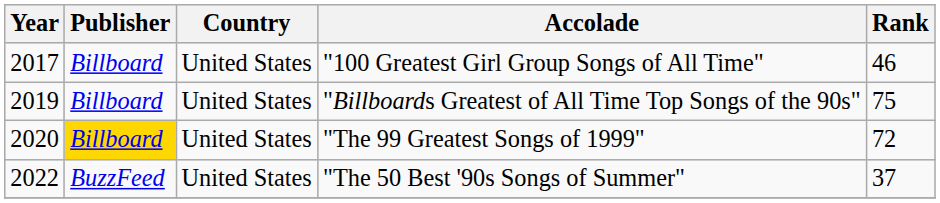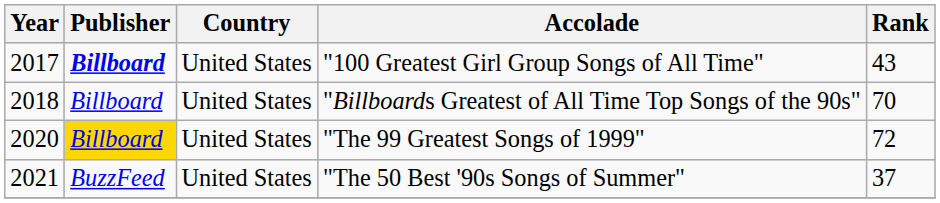(116, 62) normal -> (118, 62) bold
(884, 62) 46 -> (884, 62) 43
(35, 100) 2019 -> (35, 100) 2018
(884, 100) 75 -> (884, 100) 70
(35, 178) 2022 -> (35, 178) 2021
